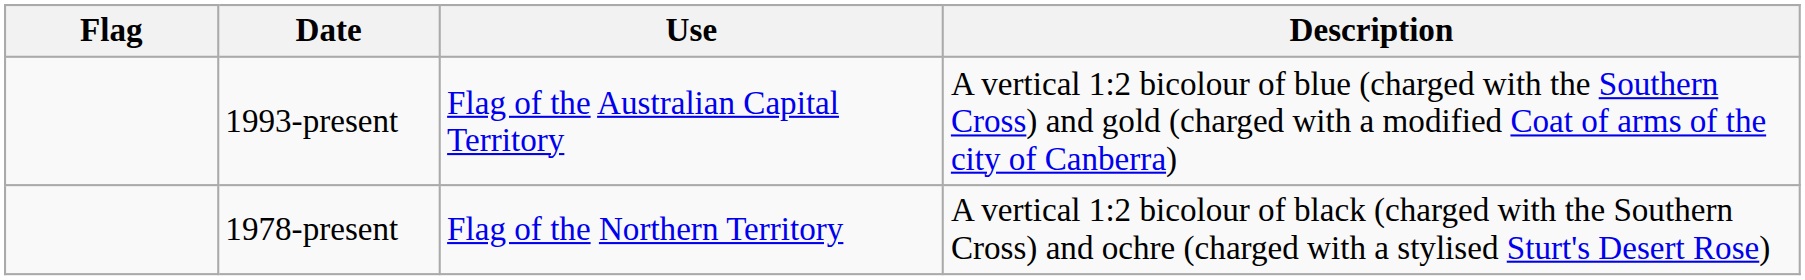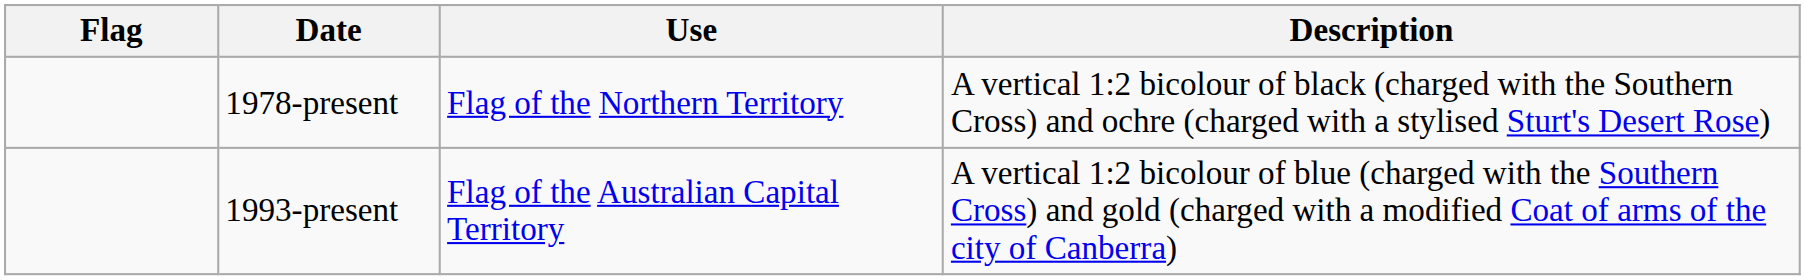rows swapped: (312, 120) <-> (312, 228)
